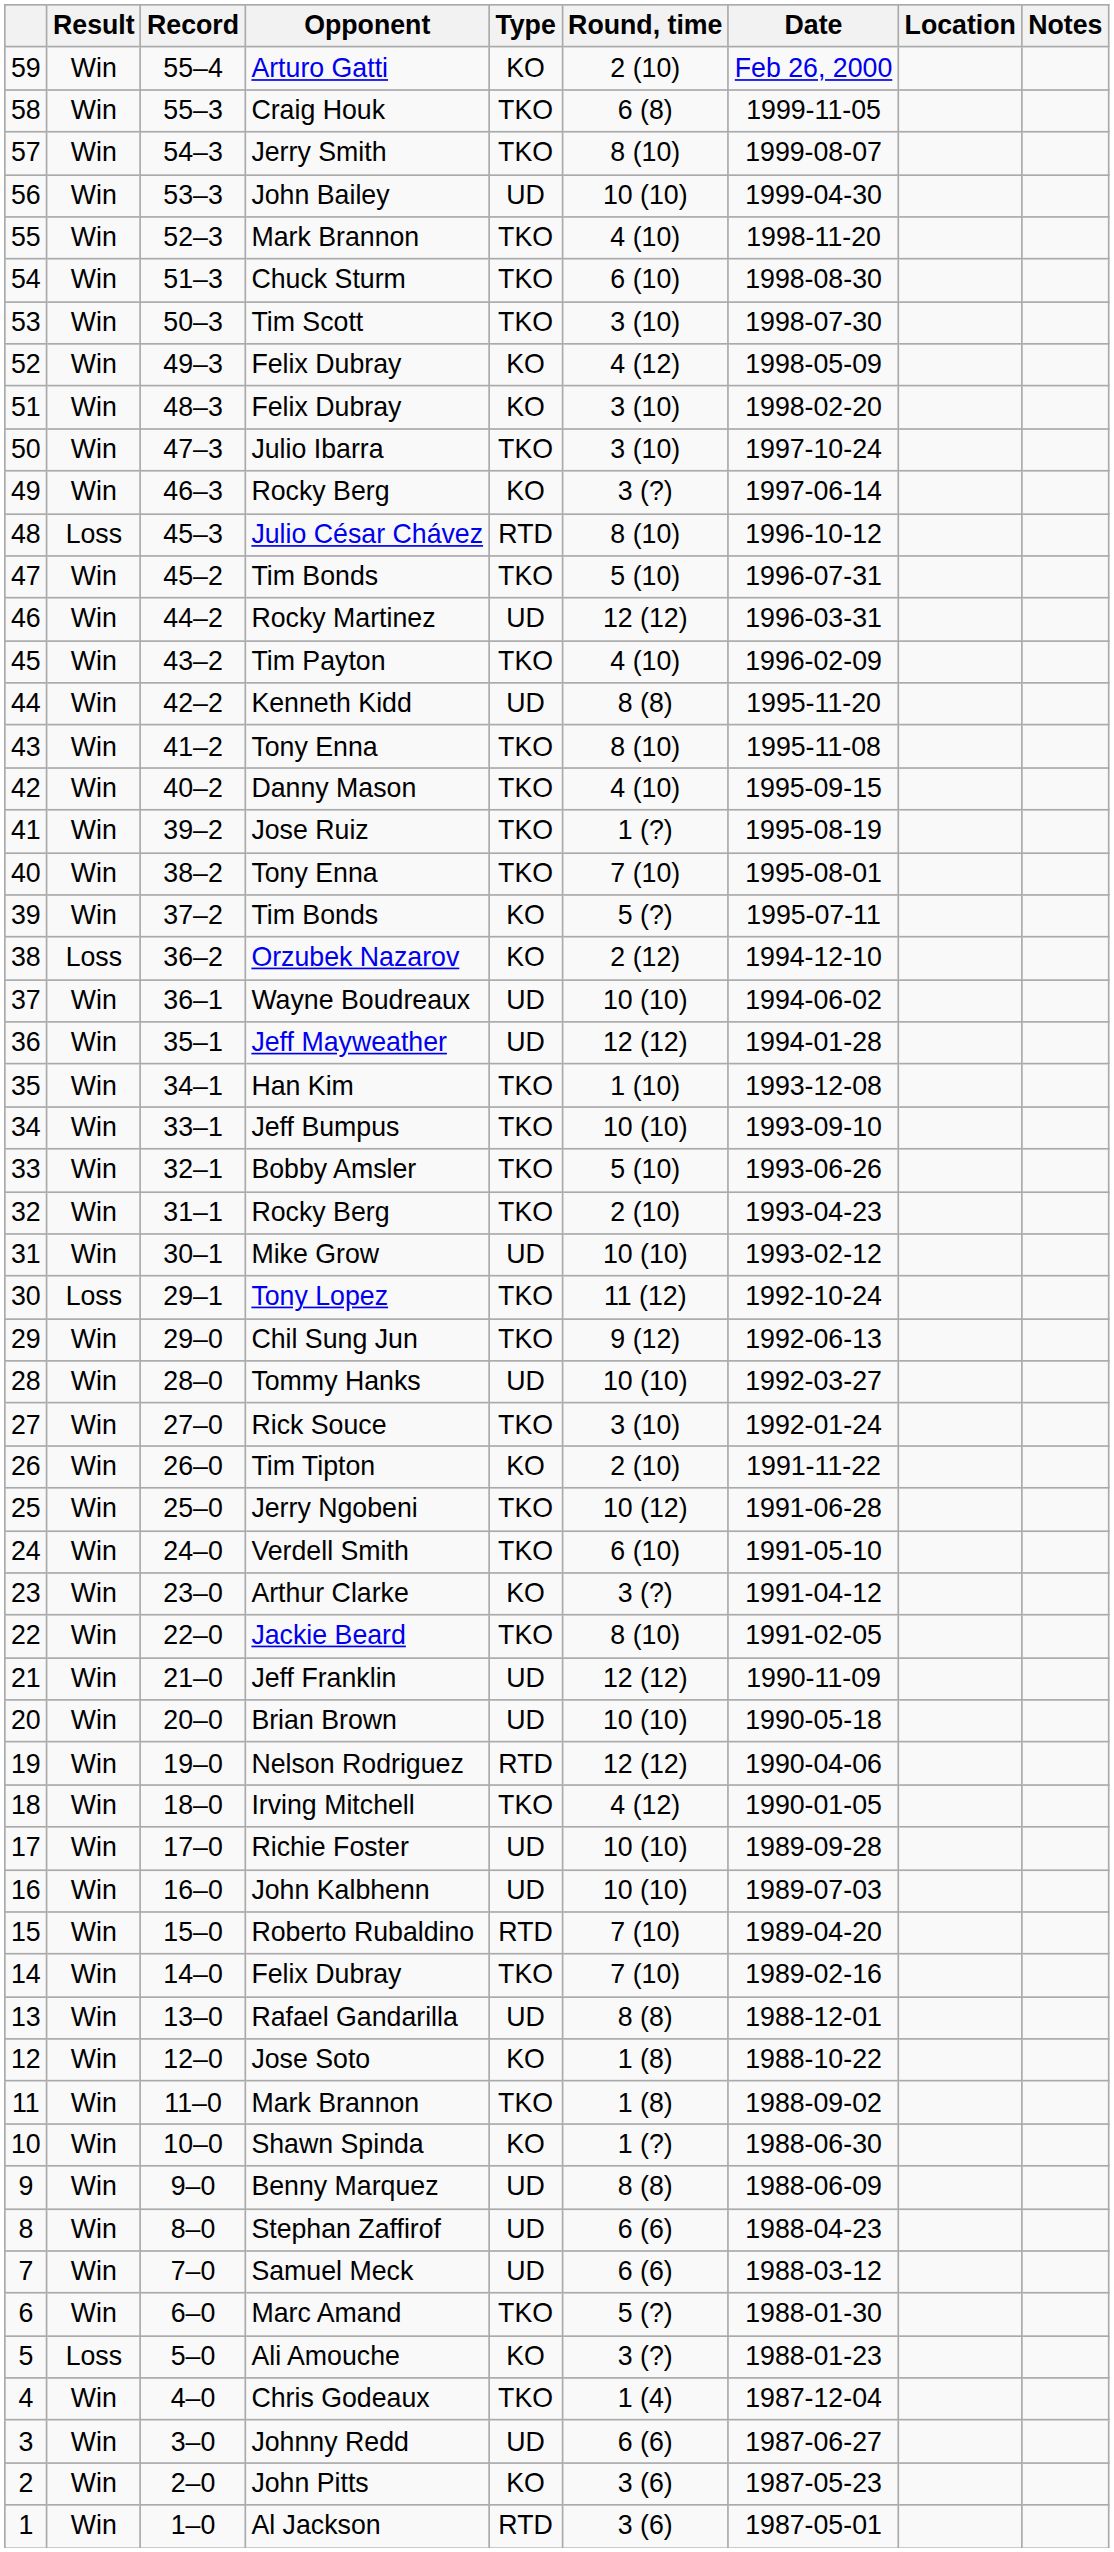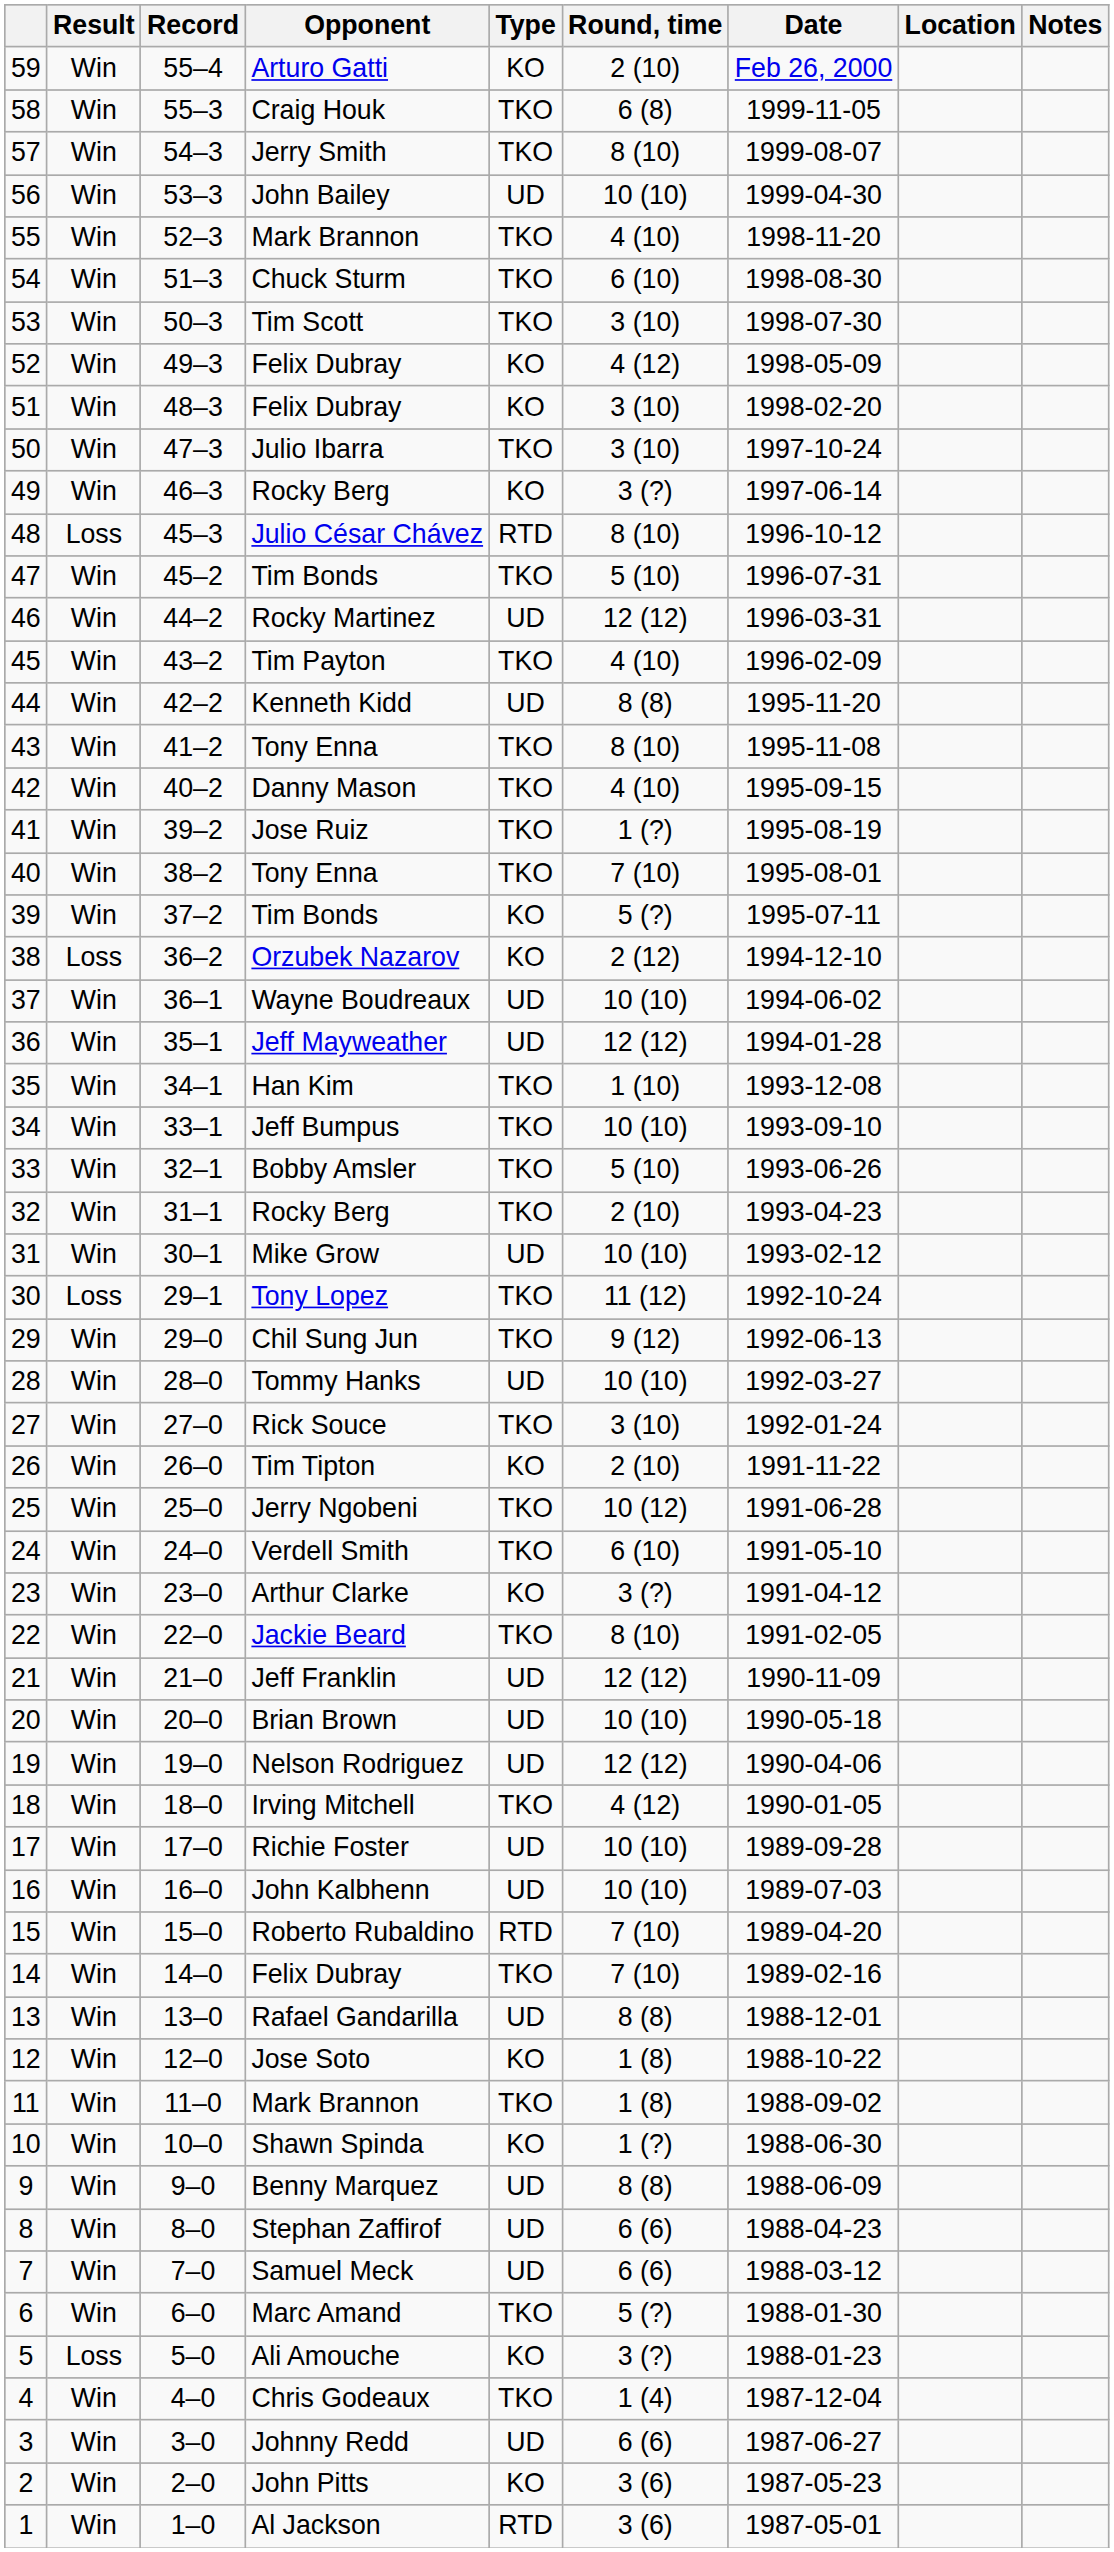(526, 1763) RTD -> (526, 1763) UD
